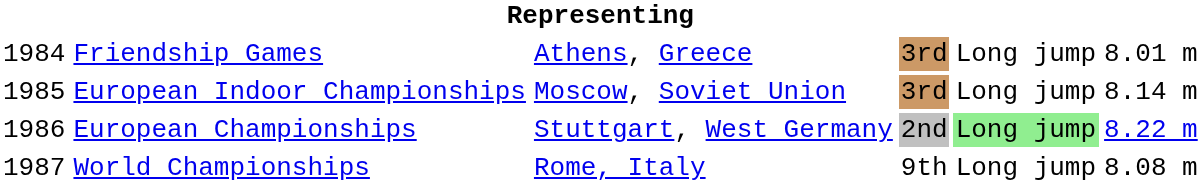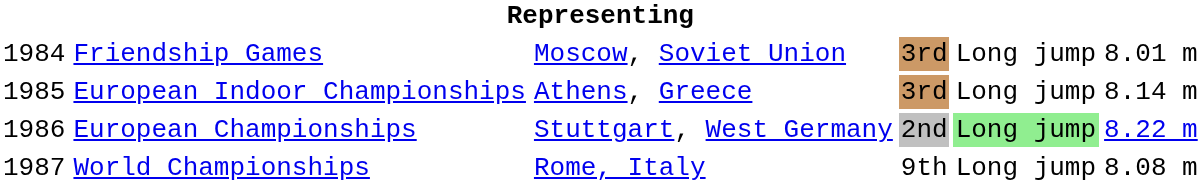(643, 54) Athens, Greece -> (690, 54) Moscow, Soviet Union
(690, 92) Moscow, Soviet Union -> (643, 92) Athens, Greece
